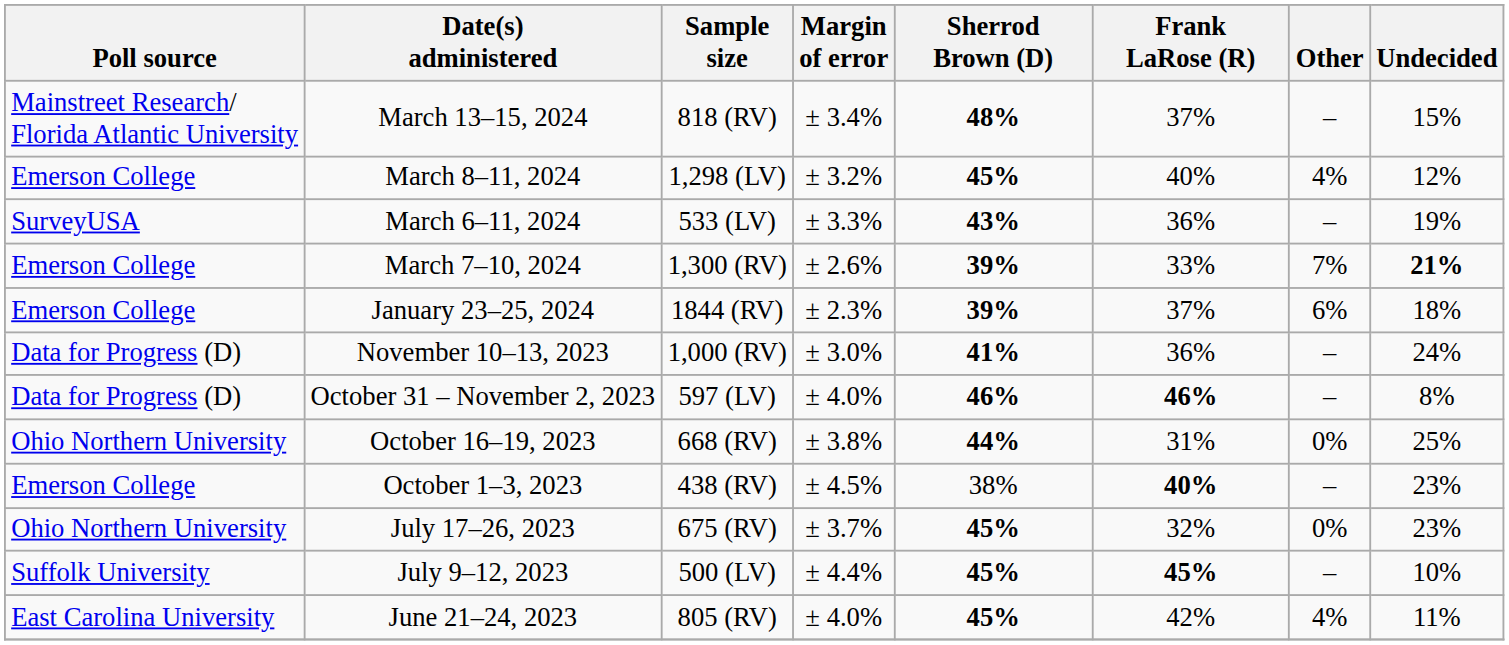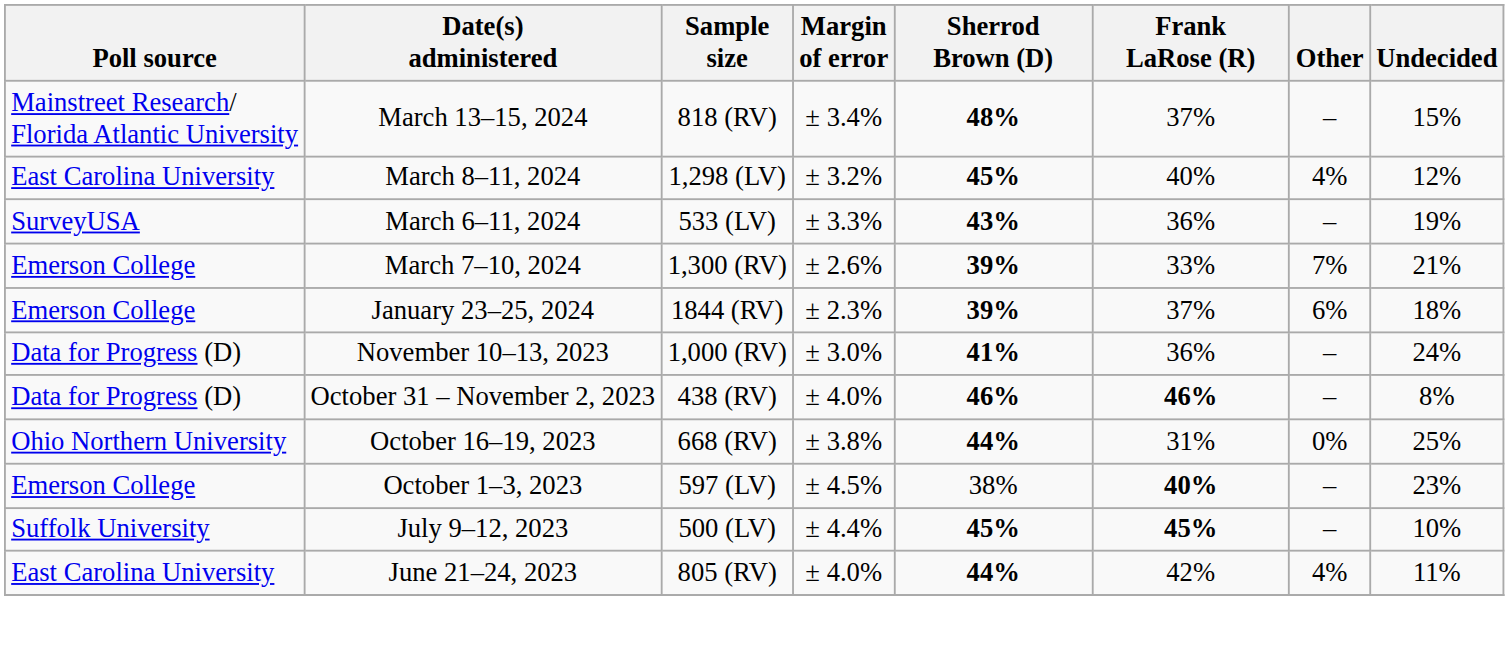(103, 177) Emerson College -> (143, 177) East Carolina University
(1437, 265) bold -> (1437, 265) normal
(727, 397) 597 (LV) -> (727, 397) 438 (RV)
(727, 485) 438 (RV) -> (727, 485) 597 (LV)
- row: (483, 529)
(993, 617) 45% -> (993, 573) 44%
